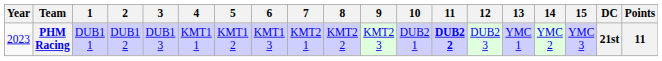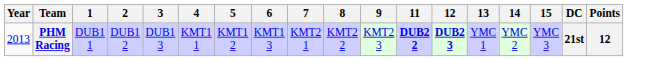- column: (415, 13)
(19, 39) 2023 -> (19, 39) 2013
(485, 39) normal -> (450, 39) bold
(640, 39) 11 -> (605, 39) 12
